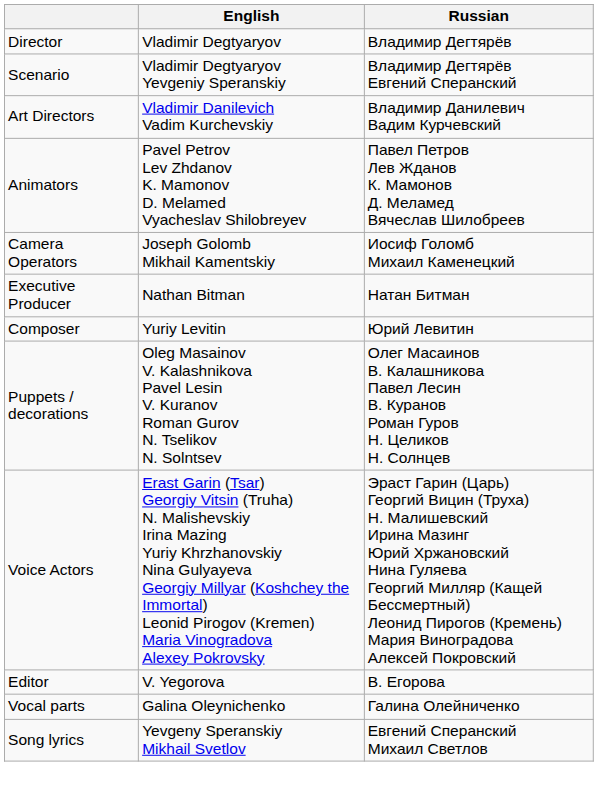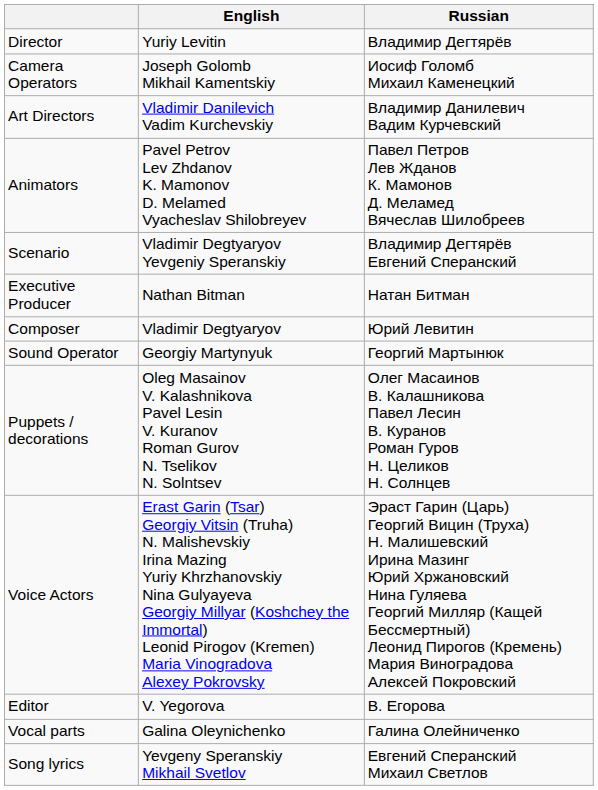(212, 41) Vladimir Degtyaryov -> (184, 41) Yuriy Levitin
rows swapped: (39, 74) <-> (43, 253)
(184, 328) Yuriy Levitin -> (212, 328) Vladimir Degtyaryov
+ row: (63, 353)
